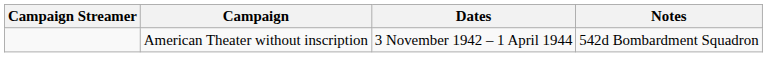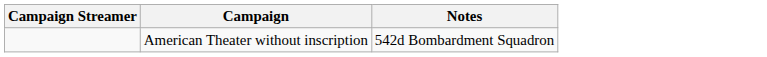- column: (474, 16)
